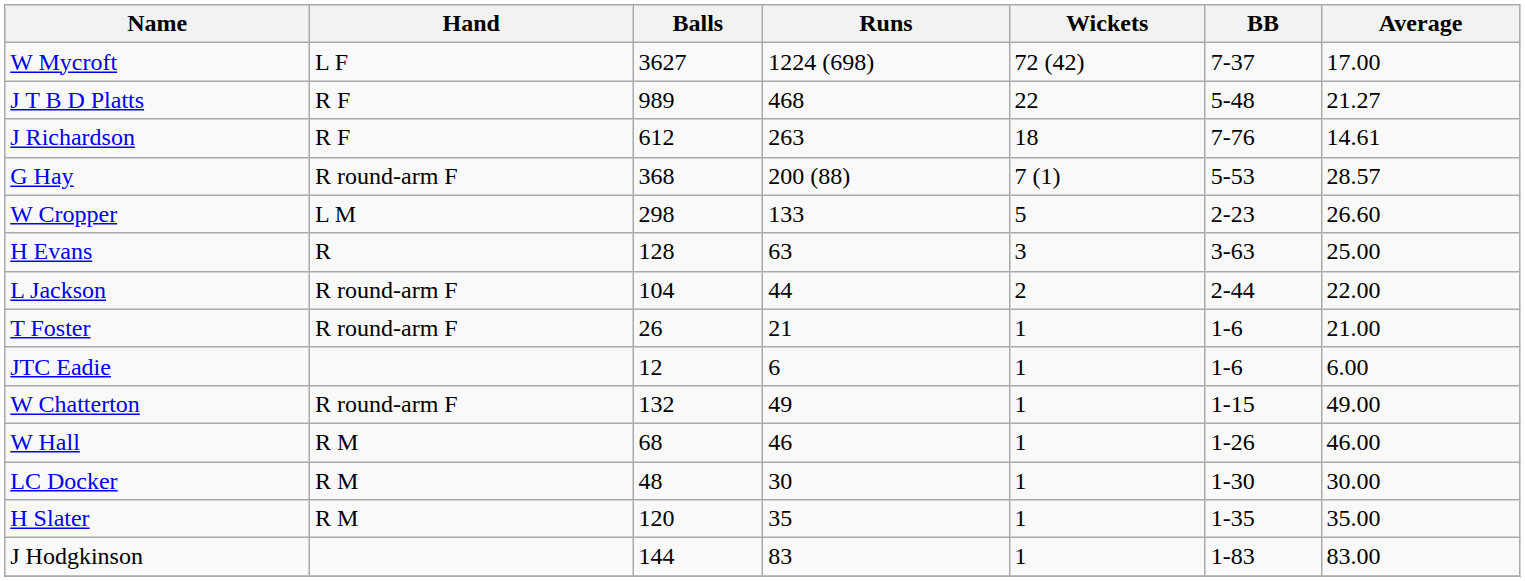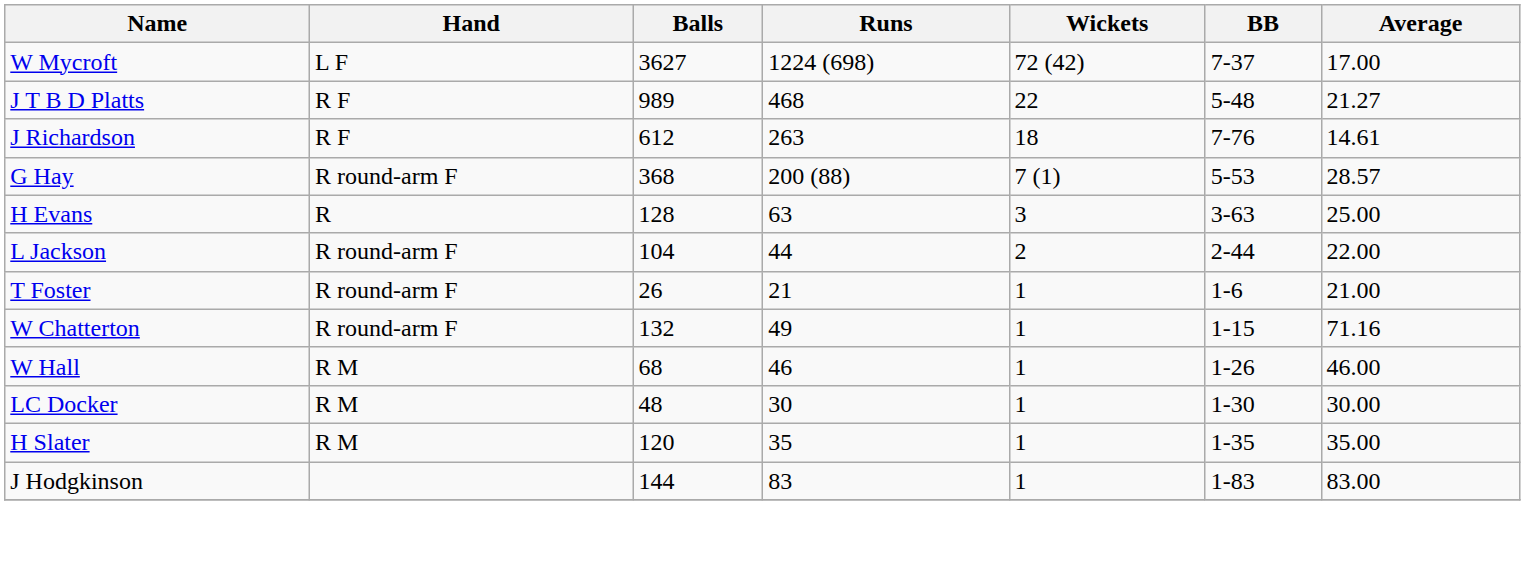- row: (64, 213)
- row: (61, 366)
(1354, 404) 49.00 -> (1354, 328) 71.16
